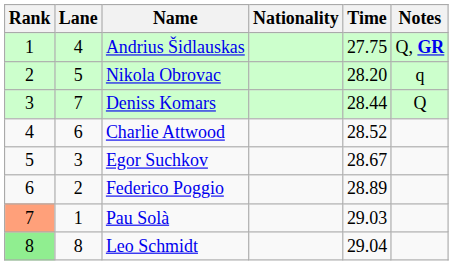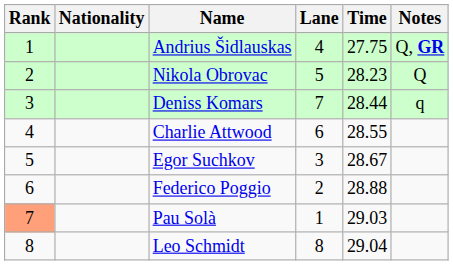columns swapped: (78, 18) <-> (296, 18)
(367, 75) 28.20 -> (367, 75) 28.23
(420, 75) q -> (420, 75) Q
(420, 103) Q -> (420, 103) q
(367, 132) 28.52 -> (367, 132) 28.55
(367, 189) 28.89 -> (367, 189) 28.88
(30, 246) lightgreen background -> (30, 246) no background
